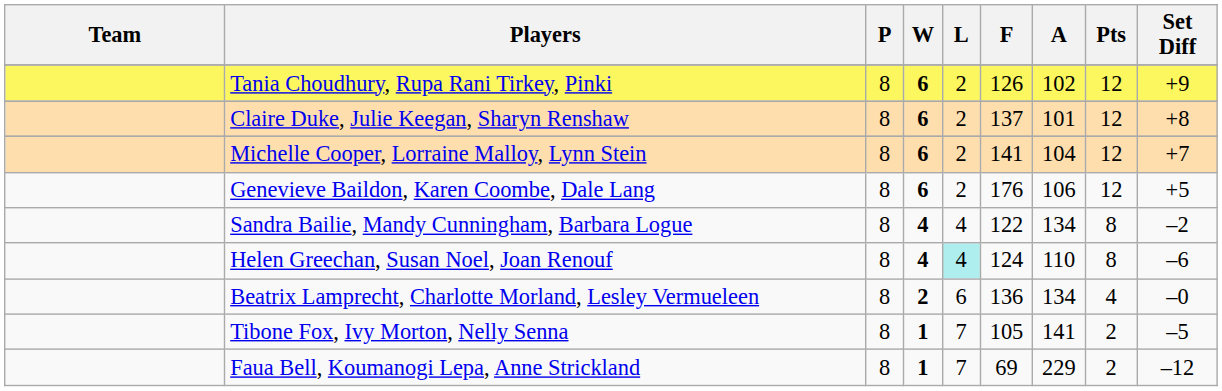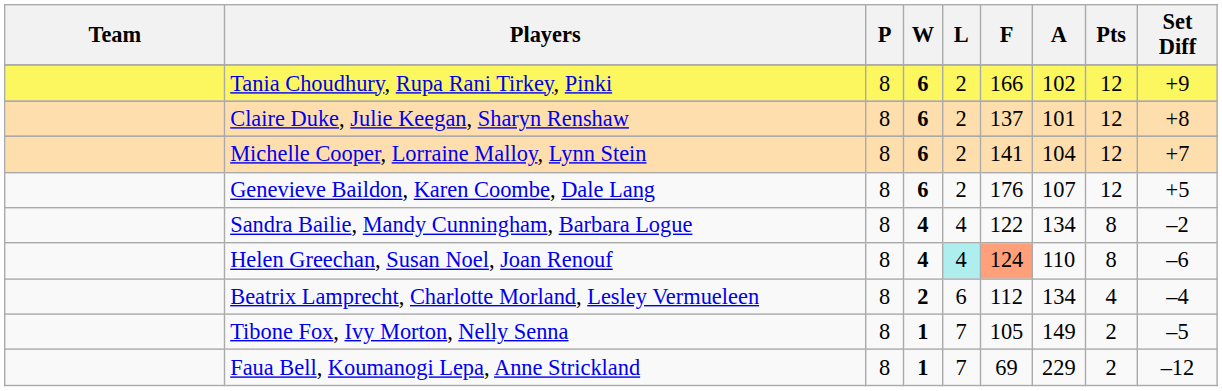(1006, 82) 126 -> (1006, 82) 166
(1059, 189) 106 -> (1059, 189) 107
(1006, 260) no background -> (1006, 260) lightsalmon background
(1006, 296) 136 -> (1006, 296) 112
(1177, 296) –0 -> (1177, 296) –4
(1059, 331) 141 -> (1059, 331) 149
